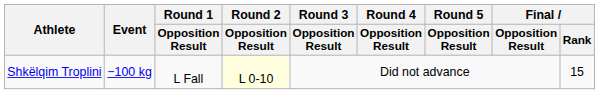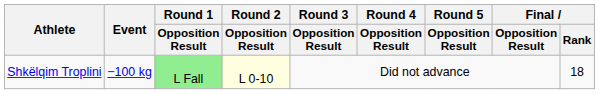(188, 79) no background -> (188, 79) lightgreen background
(577, 72) 15 -> (577, 72) 18
